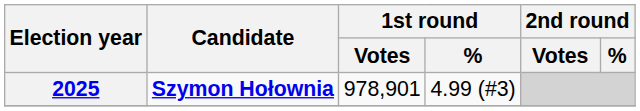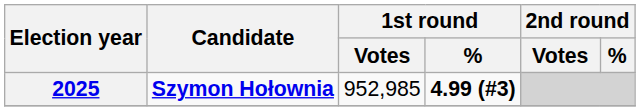(382, 88) 978,901 -> (382, 88) 952,985
(473, 88) normal -> (473, 88) bold
